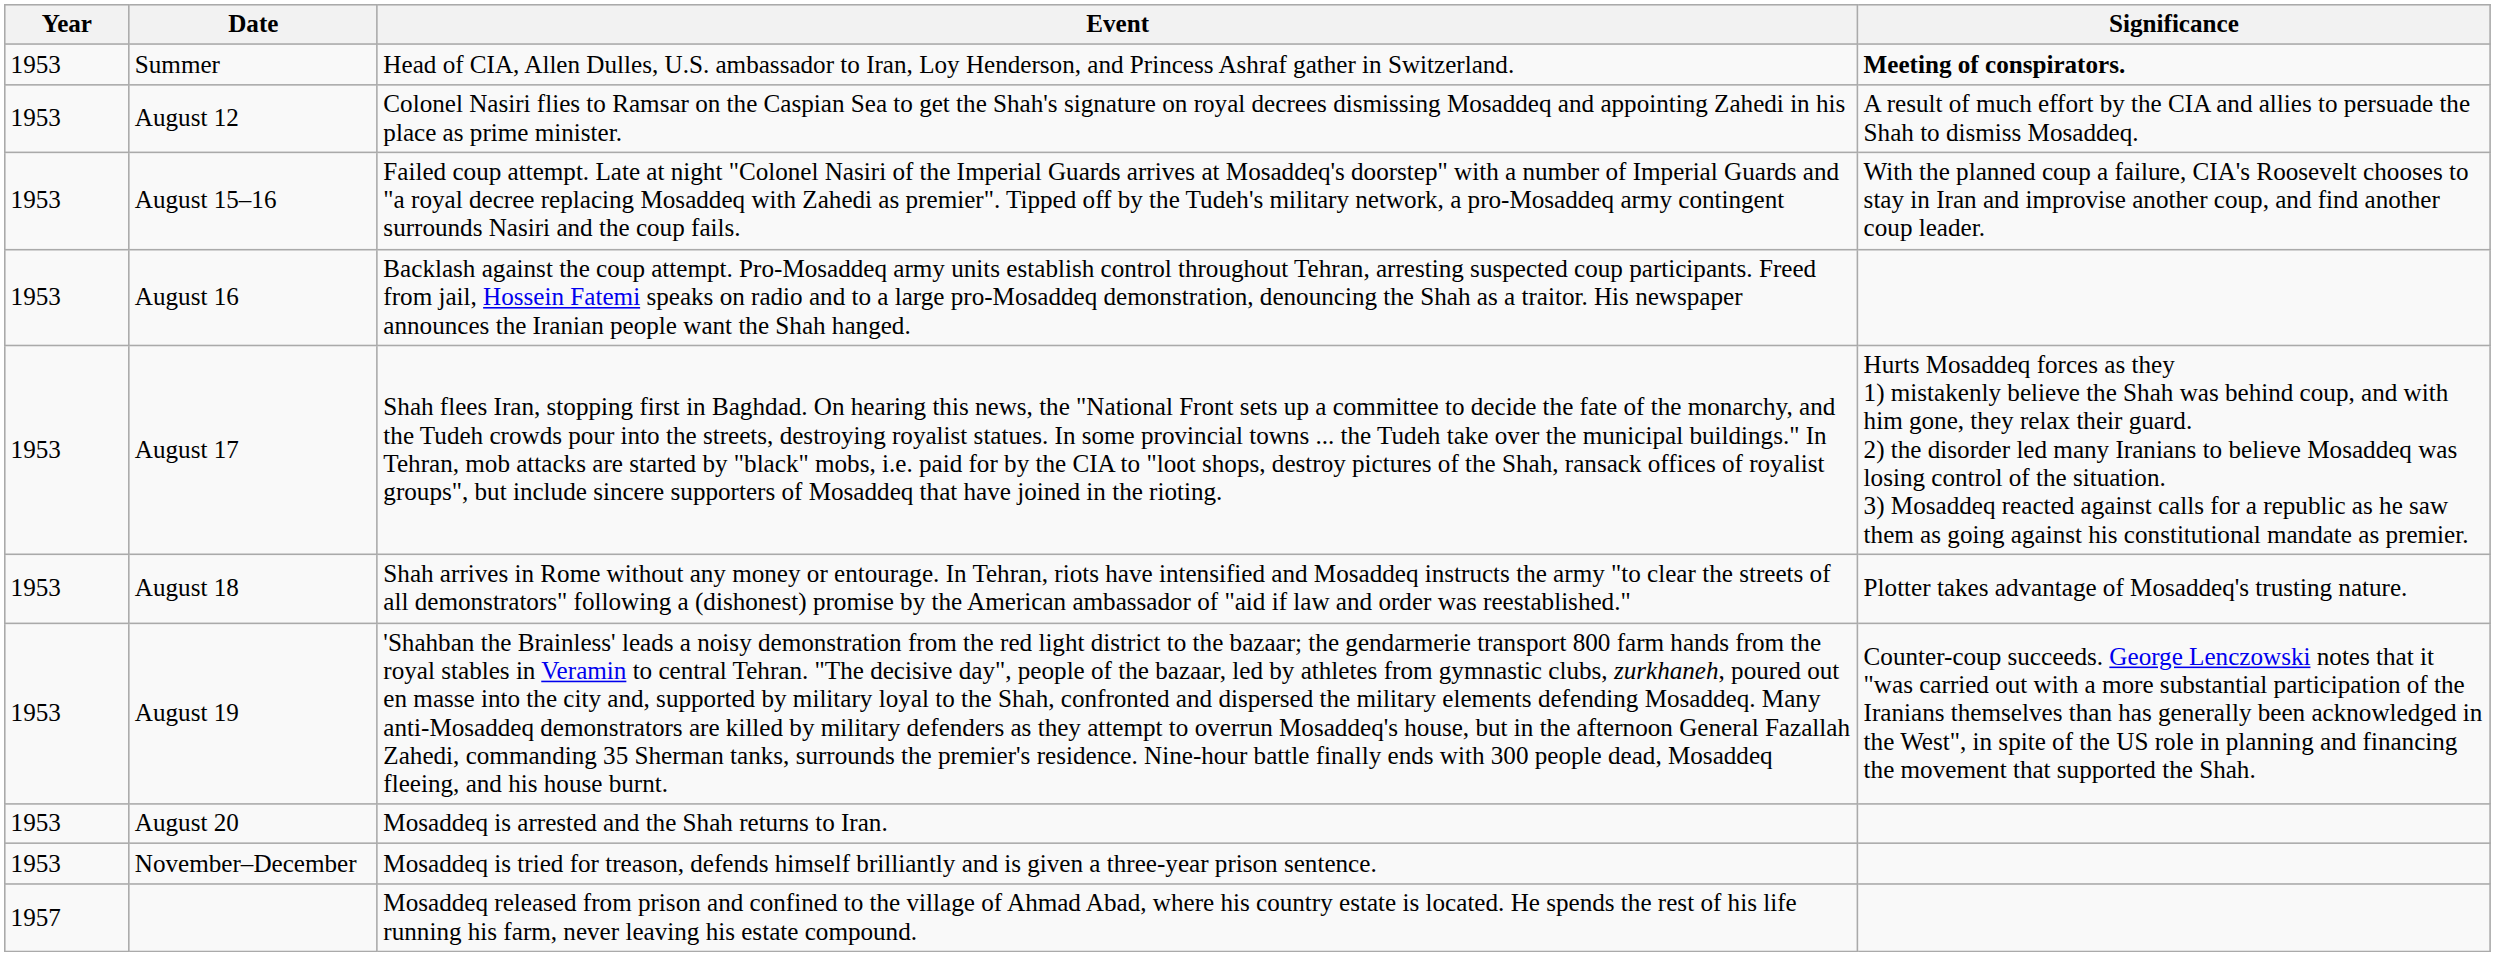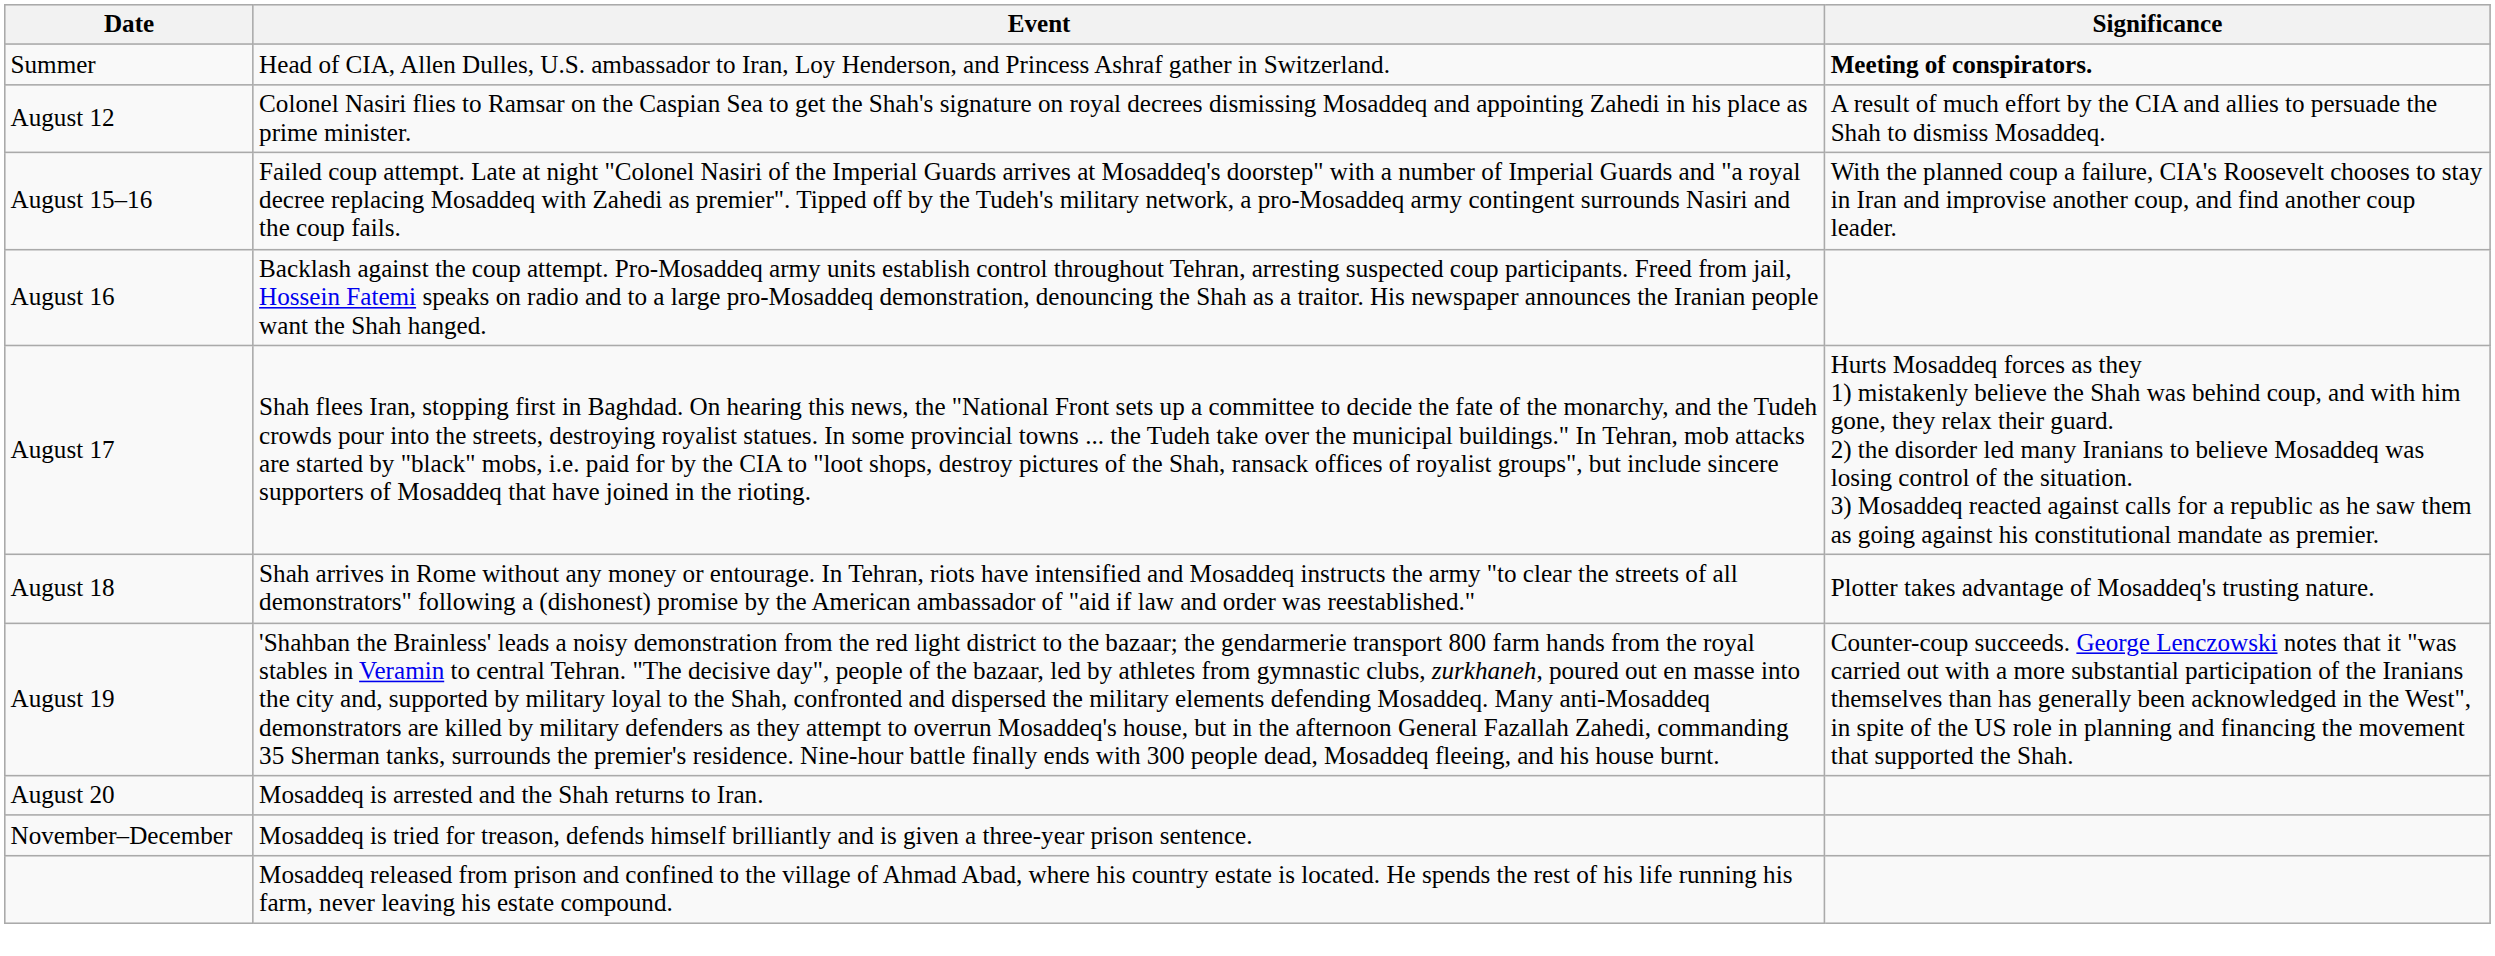- column: (67, 24)
